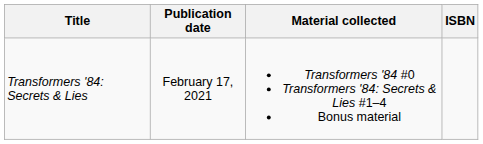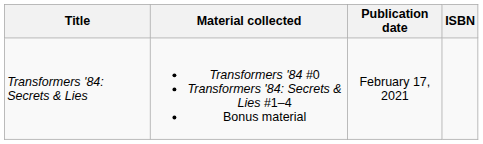columns swapped: (344, 21) <-> (198, 21)
